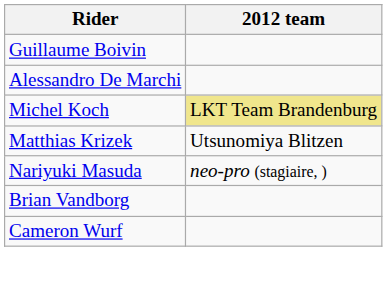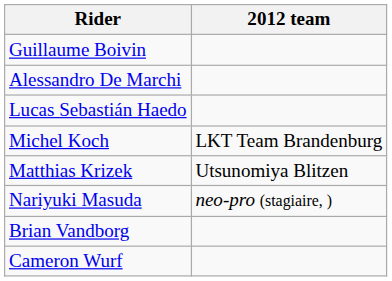+ row: (98, 110)
(284, 110) khaki background -> (289, 140) no background
